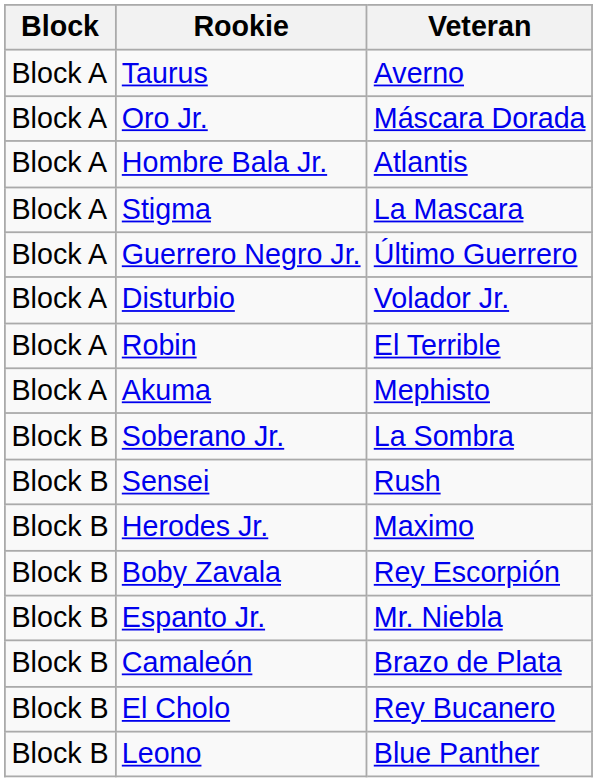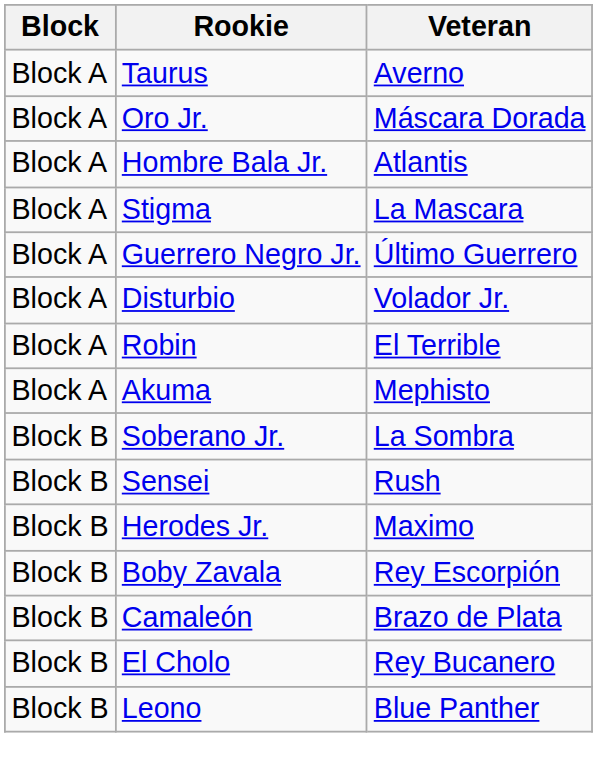- row: (193, 617)
